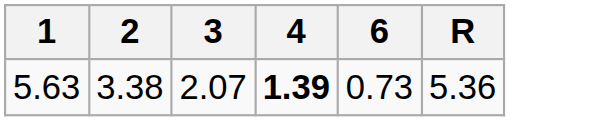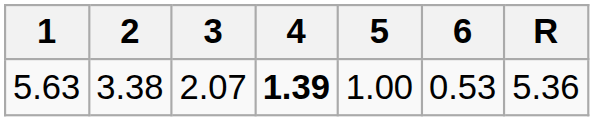+ column: (379, 31)
(379, 86) 0.73 -> (463, 86) 0.53
